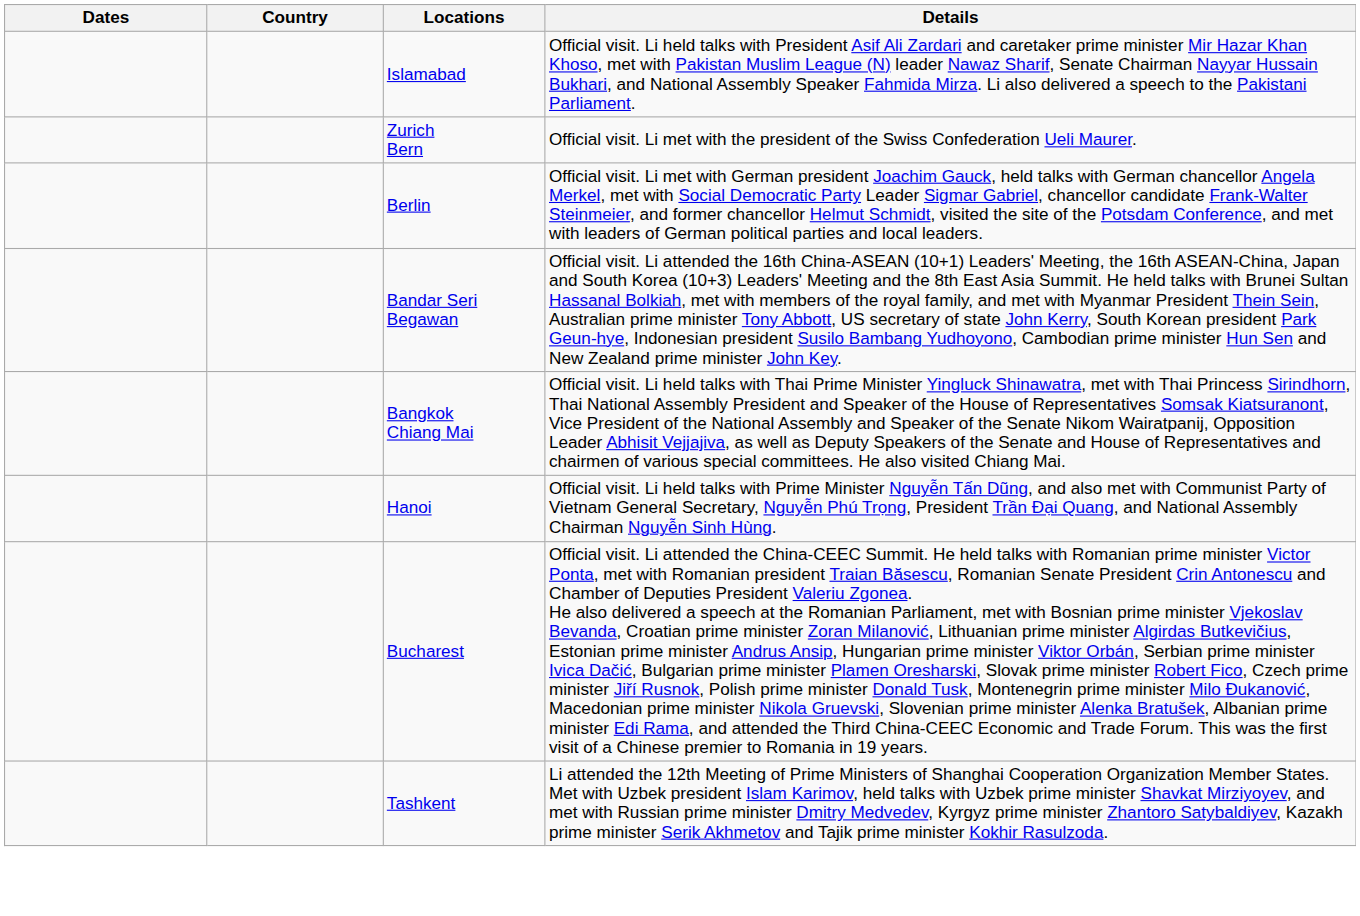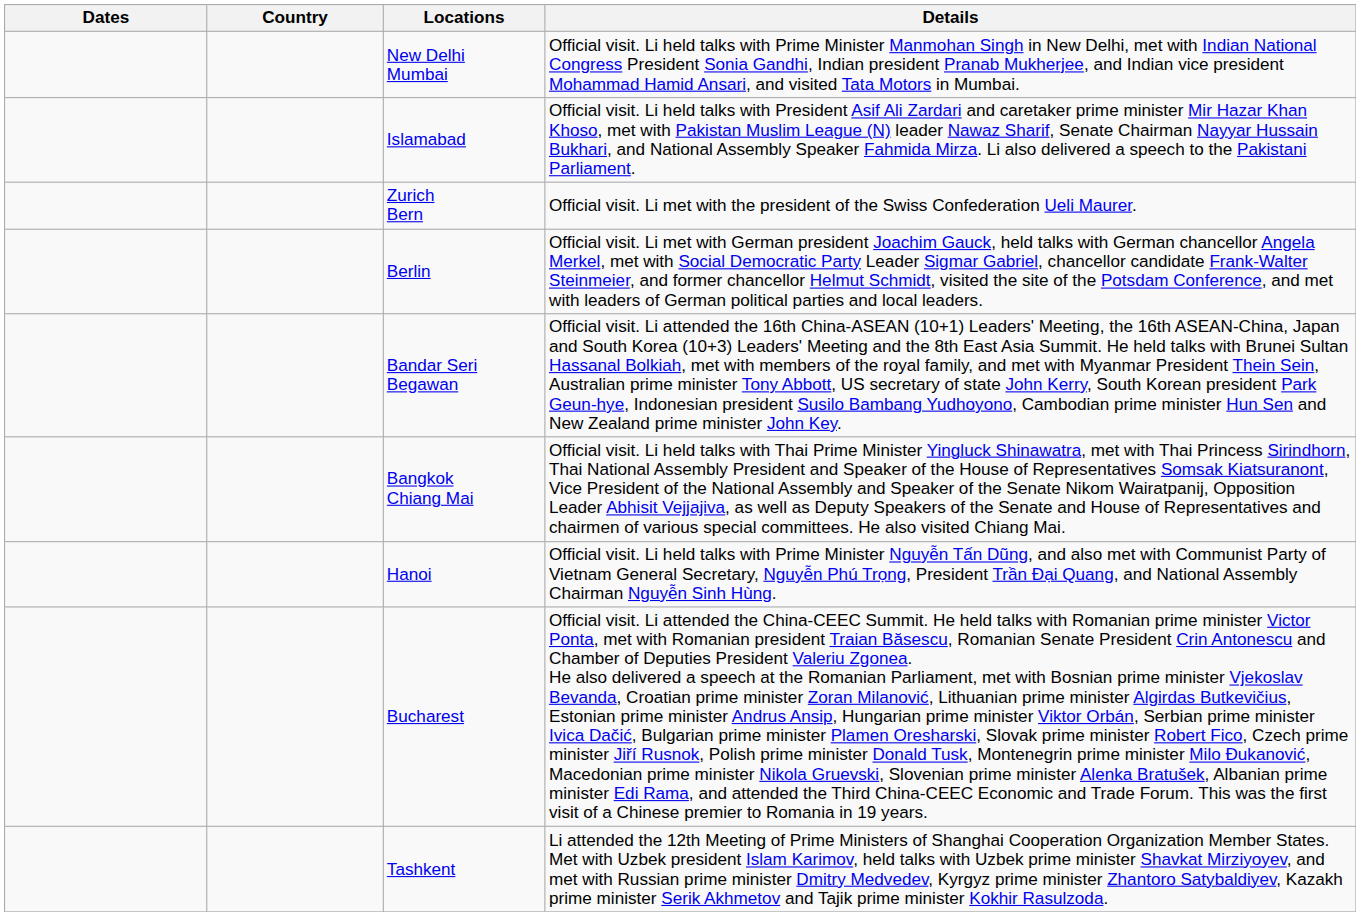+ row: (426, 64)
